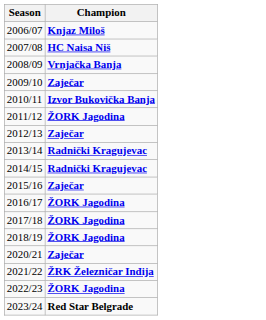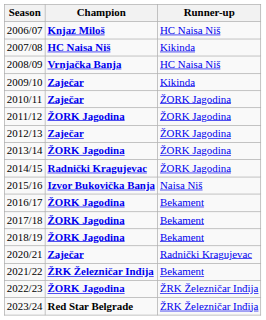+ column: (209, 13)
(101, 99) Izvor Bukovička Banja -> (66, 99) Zaječar
(97, 151) Radnički Kragujevac -> (86, 151) ŽORK Jagodina
(66, 185) Zaječar -> (101, 185) Izvor Bukovička Banja
